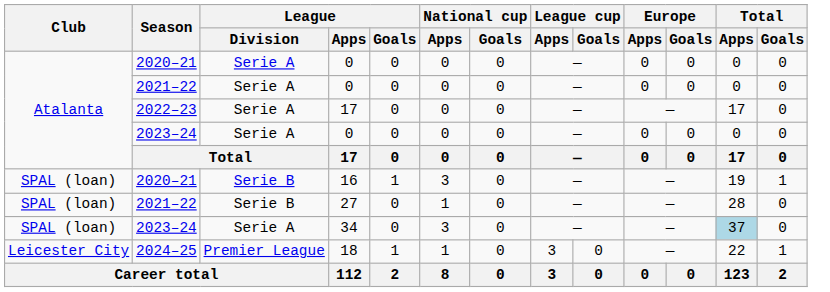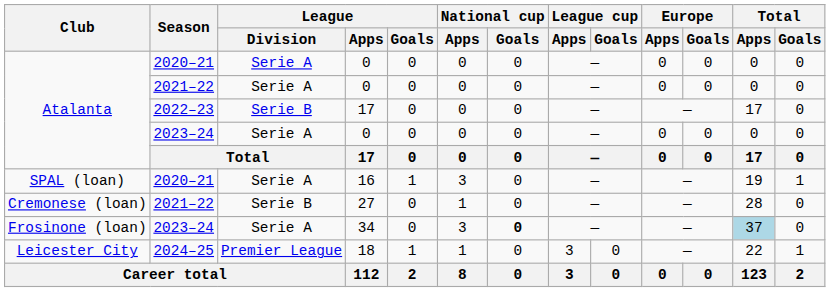(264, 110) Serie A -> (282, 110) Serie B
(264, 181) Serie B -> (282, 181) Serie A
(69, 204) SPAL (loan) -> (77, 204) Cremonese (loan)
(69, 228) SPAL (loan) -> (77, 228) Frosinone (loan)
(500, 228) normal -> (518, 228) bold
